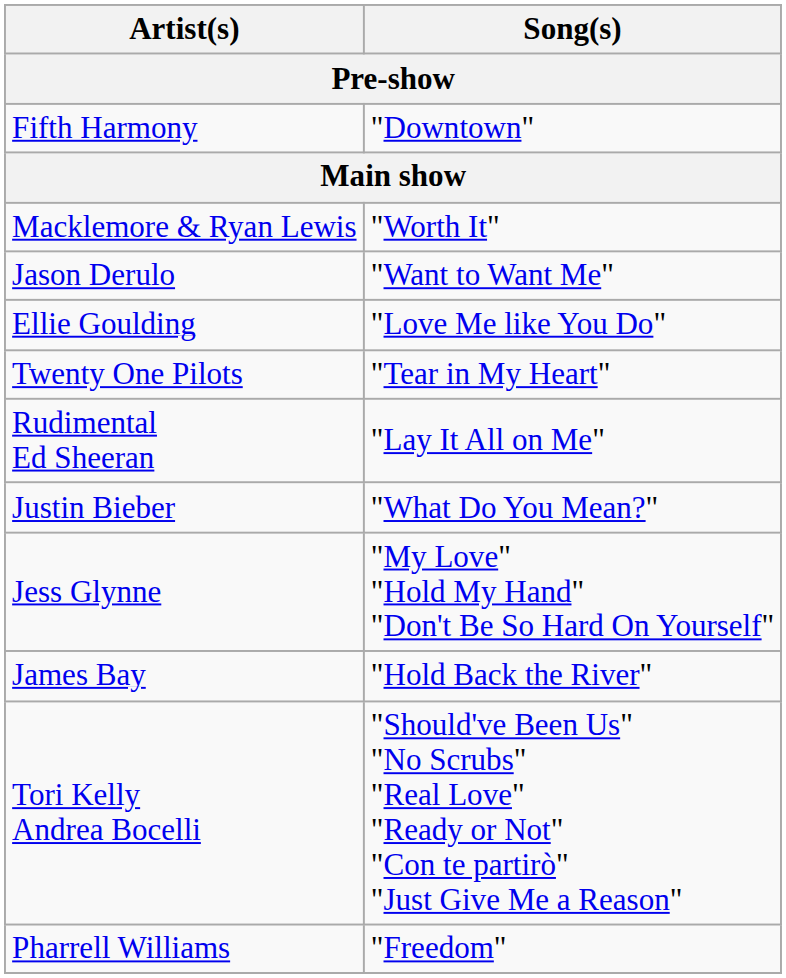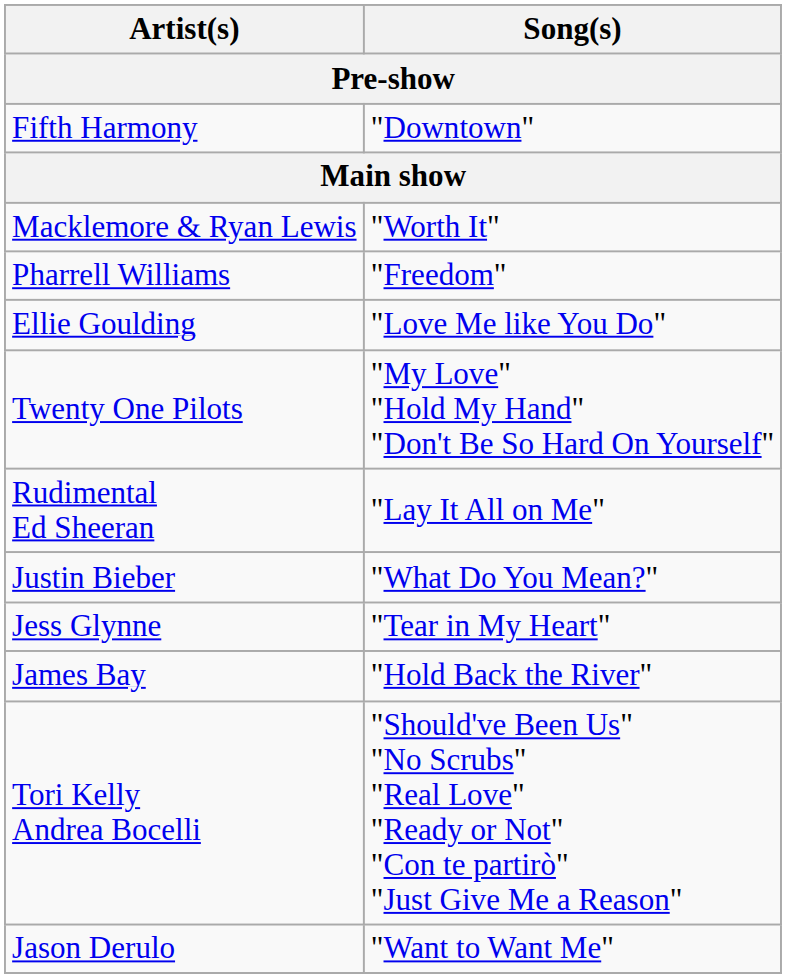rows swapped: (94, 275) <-> (121, 948)
(491, 373) "Tear in My Heart" -> (573, 408) "My Love" "Hold My Hand" "Don't Be So Hard On Yourself"
(573, 591) "My Love" "Hold My Hand" "Don't Be So Hard On Yourself" -> (491, 626) "Tear in My Heart"
